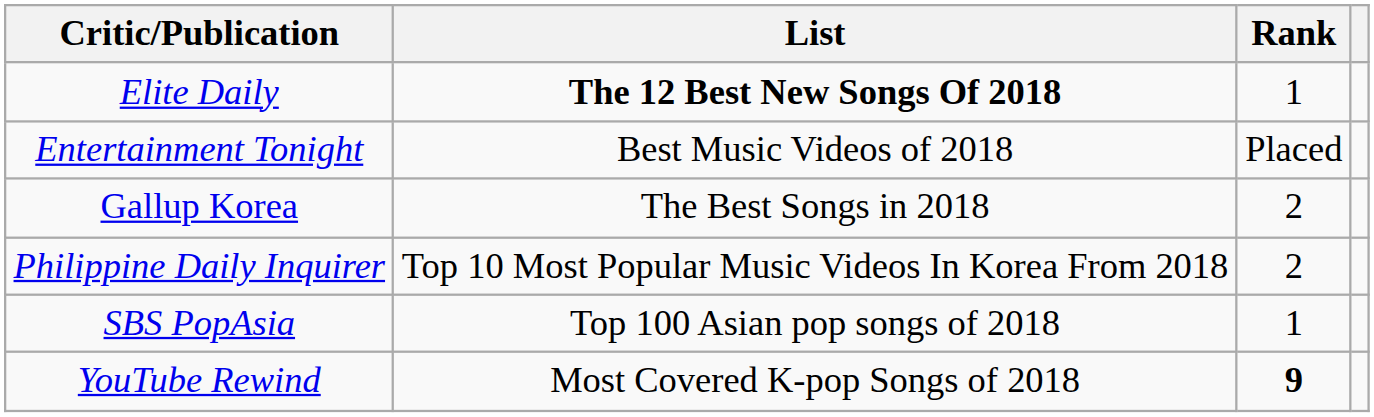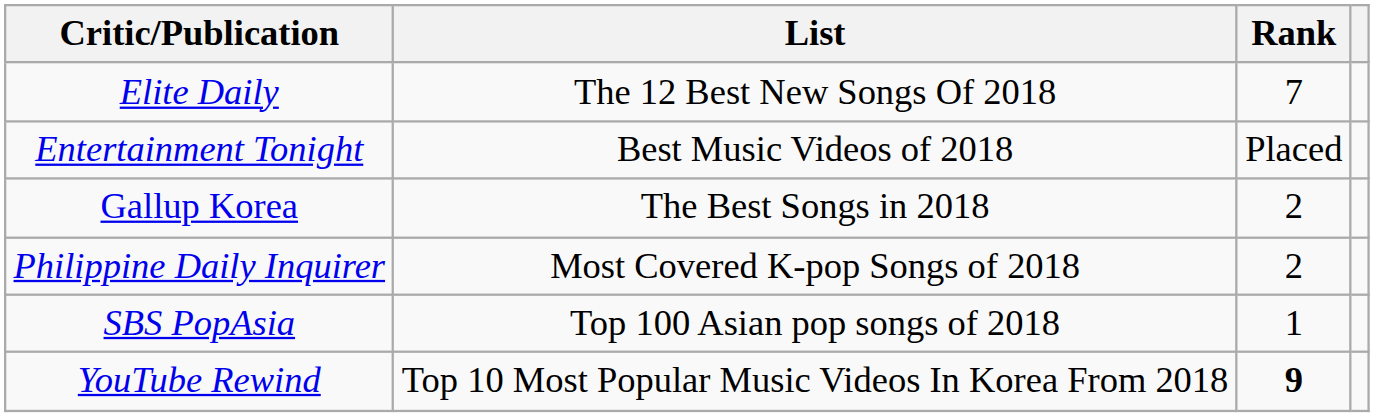(815, 91) bold -> (815, 91) normal
(1294, 91) 1 -> (1294, 91) 7
(815, 264) Top 10 Most Popular Music Videos In Korea From 2018 -> (815, 264) Most Covered K-pop Songs of 2018
(815, 380) Most Covered K-pop Songs of 2018 -> (815, 380) Top 10 Most Popular Music Videos In Korea From 2018
